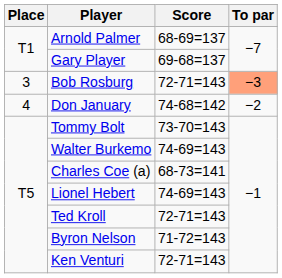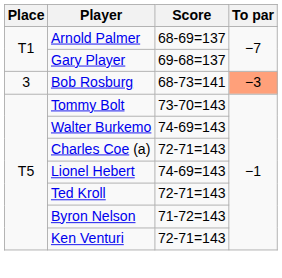(192, 82) 72-71=143 -> (192, 82) 68-73=141
- row: (91, 104)
(192, 171) 68-73=141 -> (192, 149) 72-71=143
